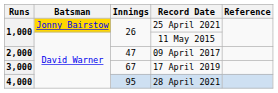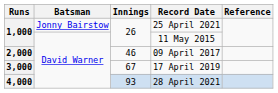(72, 25) gold background -> (72, 25) no background
(131, 53) 47 -> (131, 53) 46
(131, 81) 95 -> (131, 81) 93
